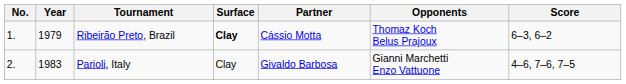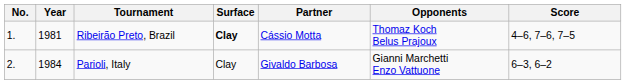(50, 35) 1979 -> (50, 35) 1981
(532, 35) 6–3, 6–2 -> (543, 35) 4–6, 7–6, 7–5
(50, 64) 1983 -> (50, 64) 1984
(543, 64) 4–6, 7–6, 7–5 -> (532, 64) 6–3, 6–2
